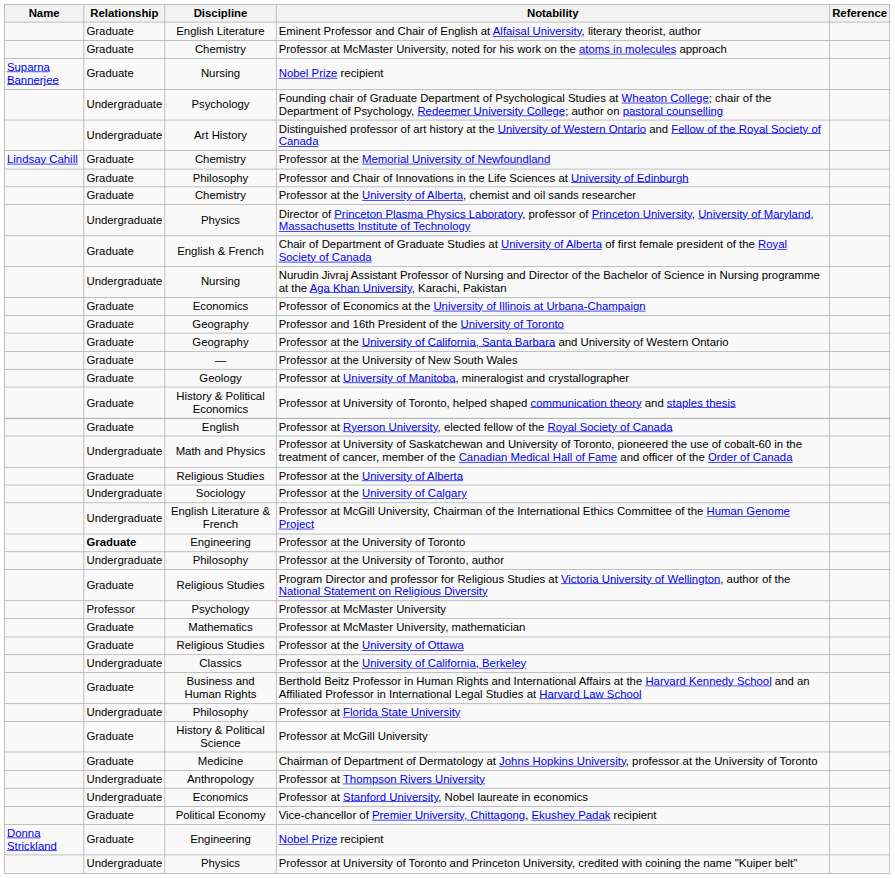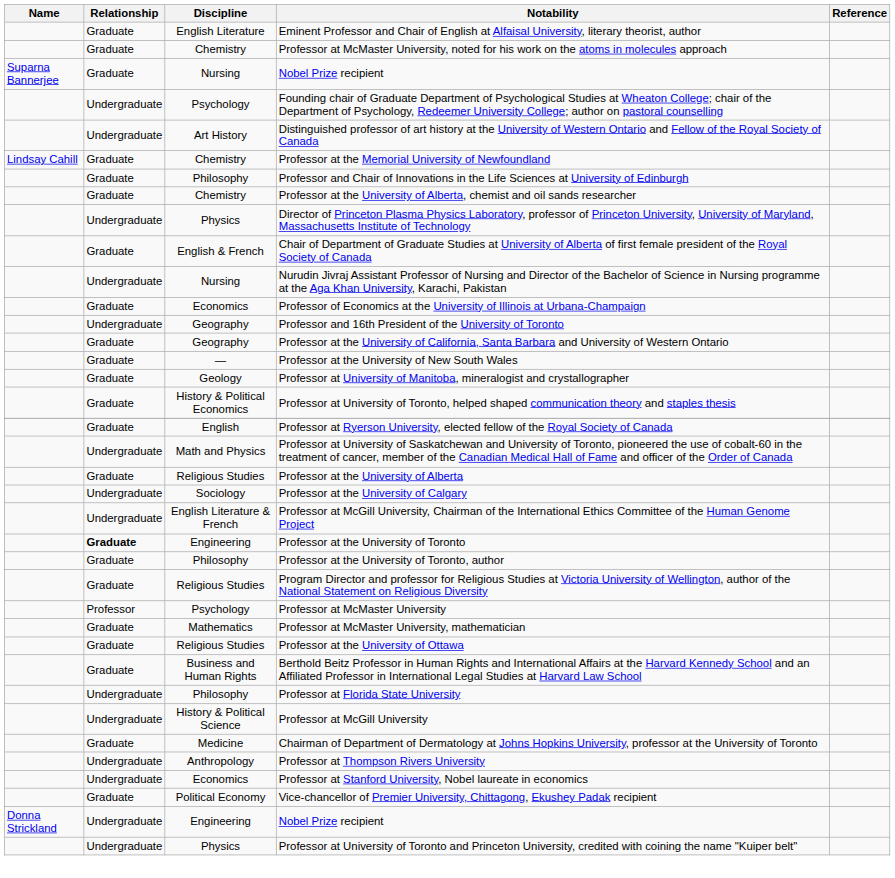(110, 324) Graduate -> (124, 324) Undergraduate
(124, 560) Undergraduate -> (110, 560) Graduate
- row: (220, 663)
(110, 736) Graduate -> (124, 718) Undergraduate
(110, 839) Graduate -> (124, 821) Undergraduate
